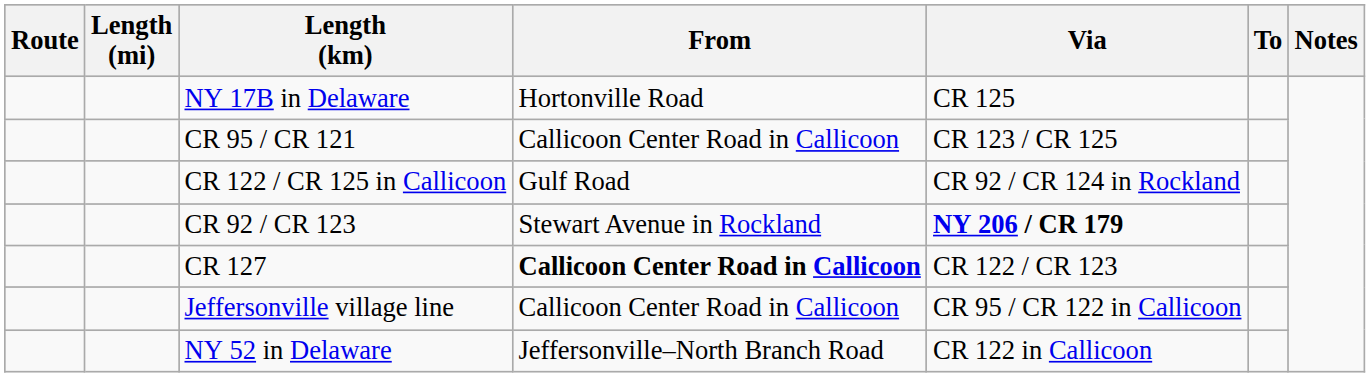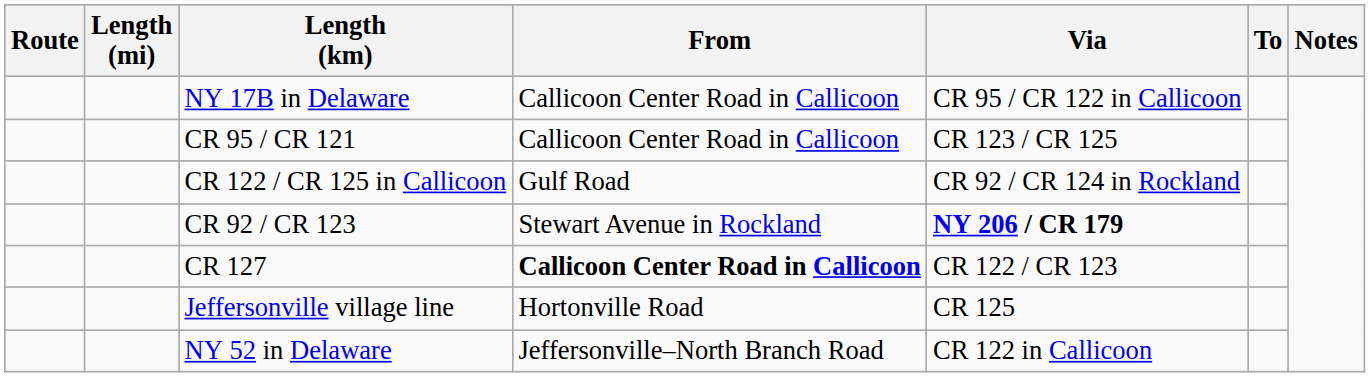(611, 97) Hortonville Road -> (709, 97) Callicoon Center Road in Callicoon
(974, 97) CR 125 -> (1087, 97) CR 95 / CR 122 in Callicoon
(709, 308) Callicoon Center Road in Callicoon -> (611, 308) Hortonville Road
(1087, 308) CR 95 / CR 122 in Callicoon -> (974, 308) CR 125
